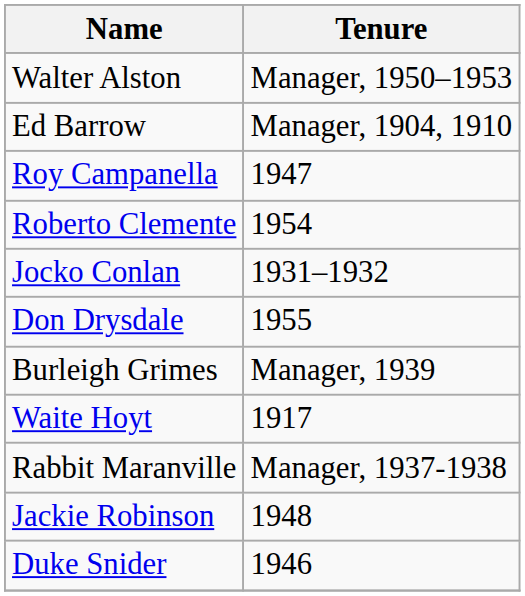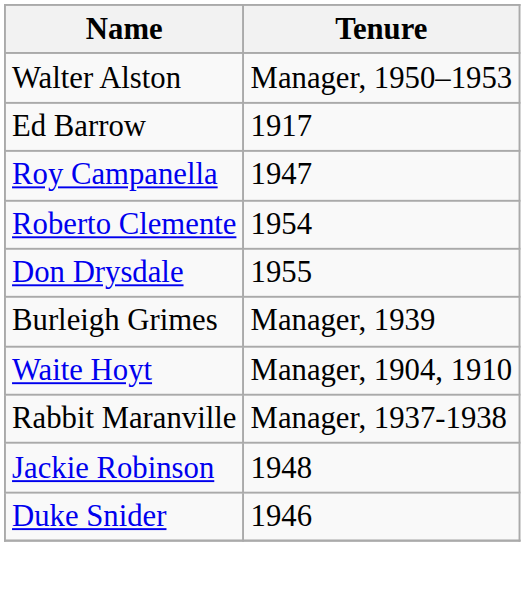(381, 126) Manager, 1904, 1910 -> (281, 126) 1917
- row: (96, 272)
(281, 418) 1917 -> (381, 369) Manager, 1904, 1910
